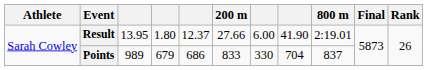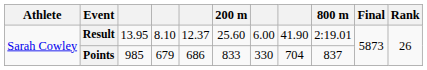(165, 35) 1.80 -> (165, 35) 8.10
(231, 35) 27.66 -> (231, 35) 25.60
(134, 55) 989 -> (134, 55) 985
